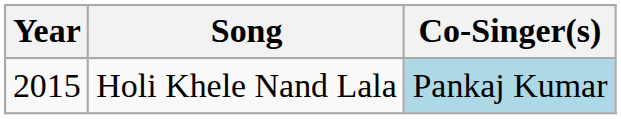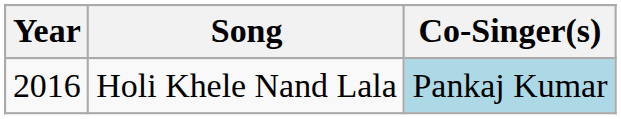(47, 85) 2015 -> (47, 85) 2016
